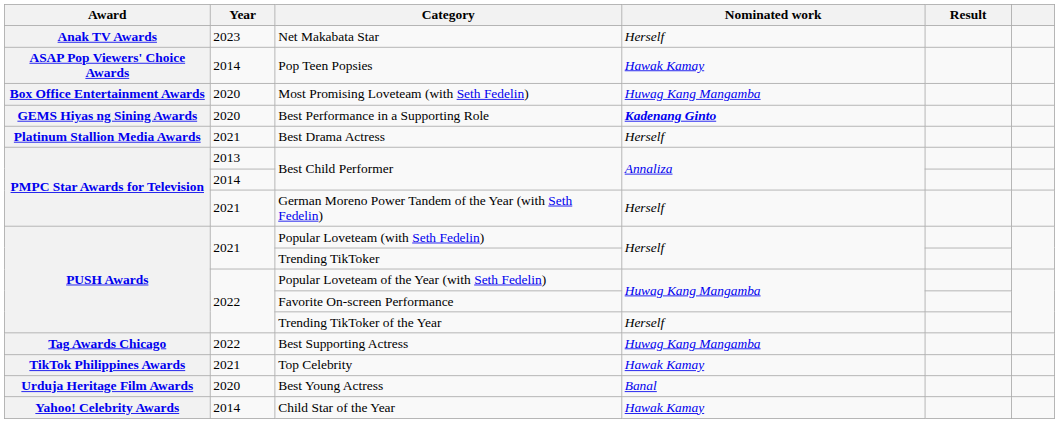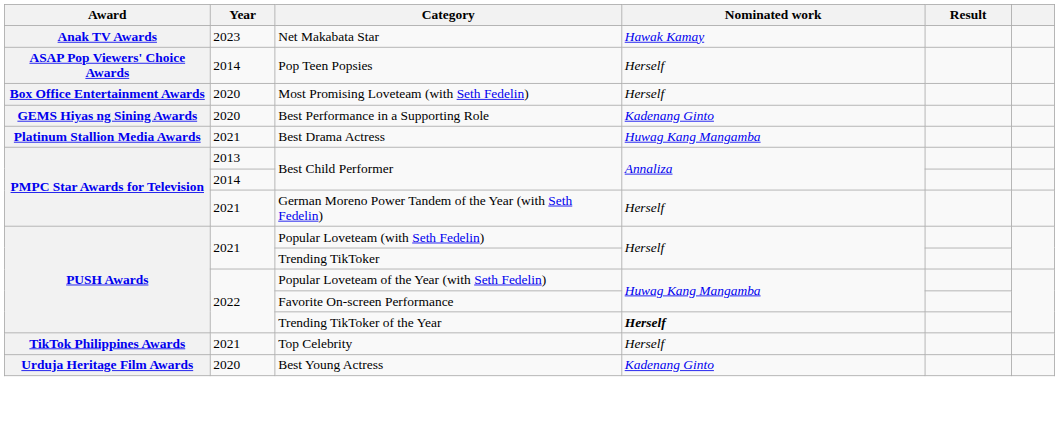(644, 36) Herself -> (664, 36) Hawak Kamay
(664, 65) Hawak Kamay -> (644, 65) Herself
(693, 94) Huwag Kang Mangamba -> (644, 94) Herself
(670, 115) bold -> (669, 115) normal
(644, 136) Herself -> (693, 136) Huwag Kang Mangamba
(644, 322) normal -> (645, 322) bold
- row: (227, 343)
(664, 365) Hawak Kamay -> (644, 343) Herself
(641, 386) Banal -> (669, 365) Kadenang Ginto
- row: (227, 407)
